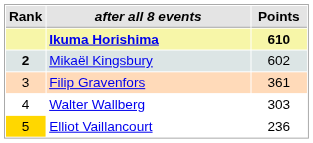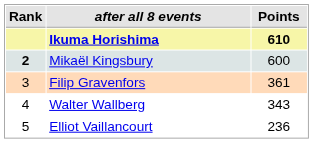(279, 61) 602 -> (279, 61) 600
(279, 104) 303 -> (279, 104) 343
(26, 126) gold background -> (26, 126) no background
